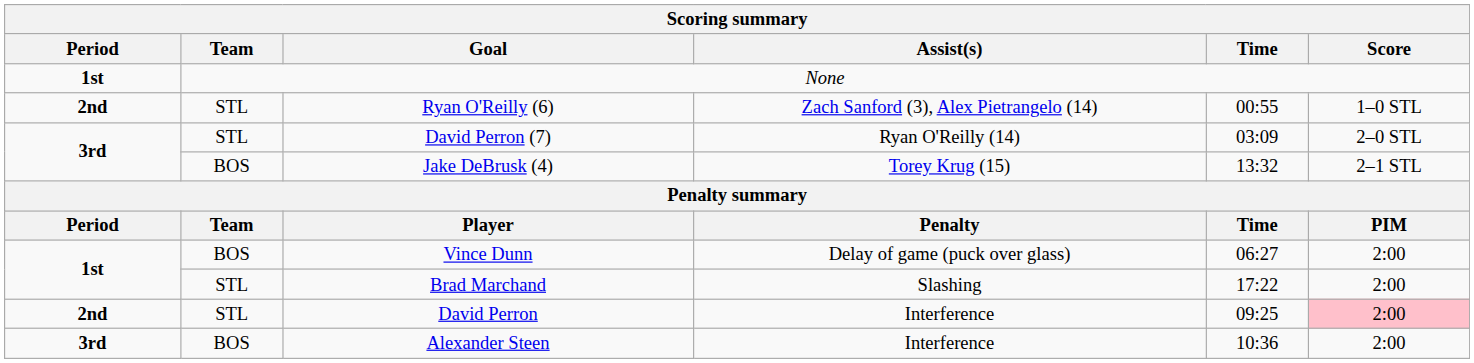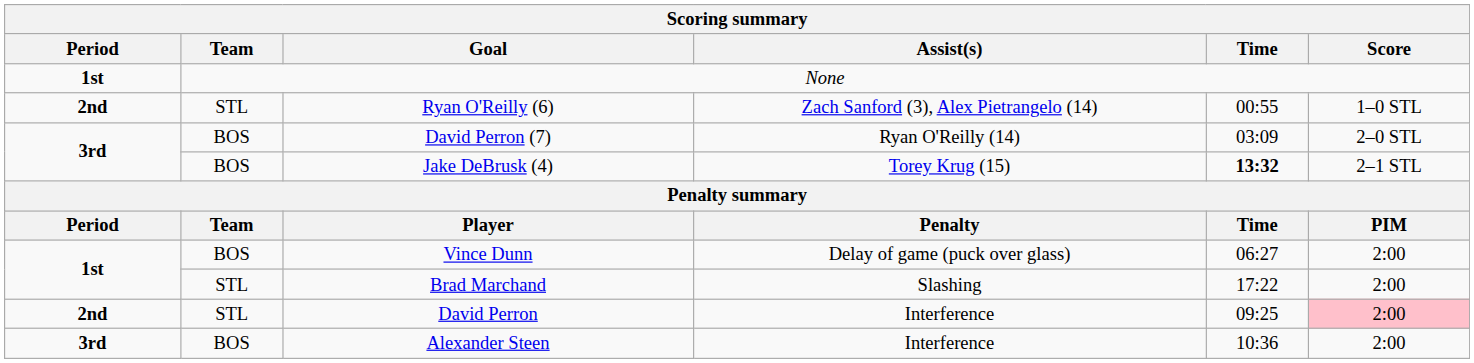(232, 136) STL -> (232, 136) BOS
(1257, 166) normal -> (1257, 166) bold
